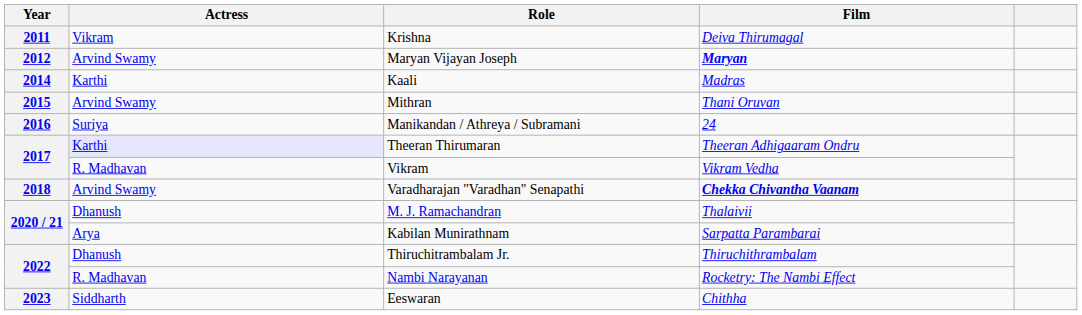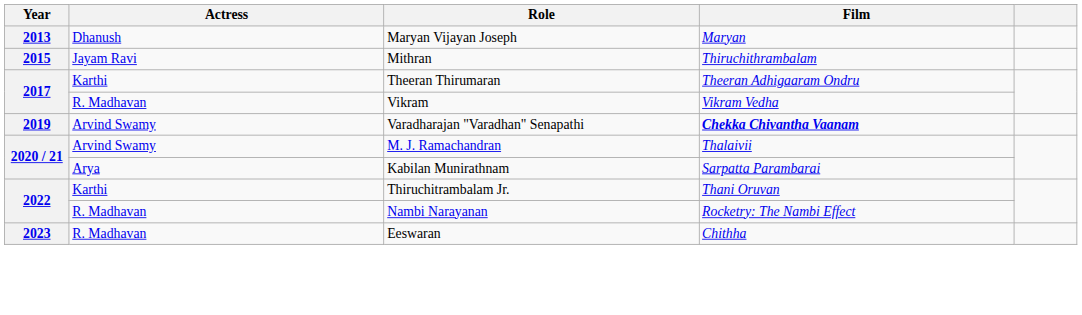- row: (409, 37)
(37, 59) 2012 -> (37, 37) 2013
(114, 59) Arvind Swamy -> (97, 37) Dhanush
(725, 59) bold -> (724, 37) normal
- row: (402, 80)
(114, 102) Arvind Swamy -> (105, 59) Jayam Ravi
(741, 102) Thani Oruvan -> (759, 59) Thiruchithrambalam
- row: (484, 124)
(90, 146) lavender background -> (90, 80) no background
(37, 189) 2018 -> (37, 124) 2019
(97, 211) Dhanush -> (114, 146) Arvind Swamy
(97, 255) Dhanush -> (90, 189) Karthi
(759, 255) Thiruchithrambalam -> (741, 189) Thani Oruvan
(99, 299) Siddharth -> (109, 233) R. Madhavan
